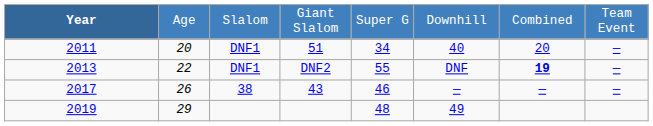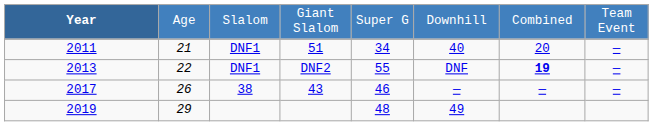(184, 50) 20 -> (184, 50) 21
